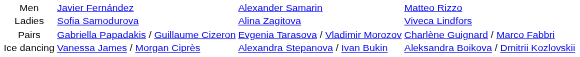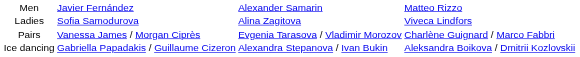(146, 34) Gabriella Papadakis / Guillaume Cizeron -> (129, 34) Vanessa James / Morgan Ciprès
(129, 48) Vanessa James / Morgan Ciprès -> (146, 48) Gabriella Papadakis / Guillaume Cizeron
